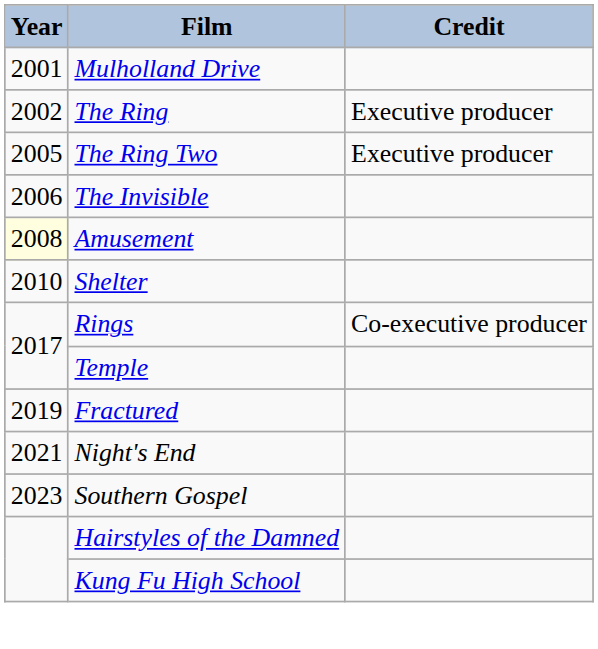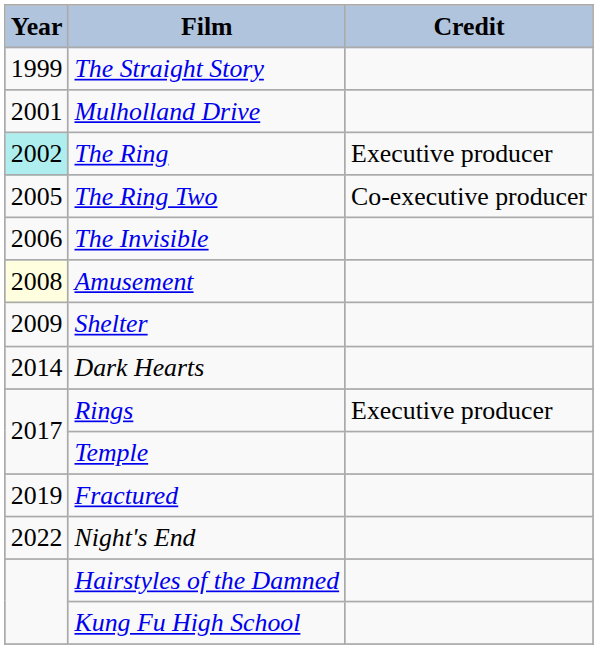+ row: (169, 68)
(37, 111) no background -> (37, 153) paleturquoise background
(452, 153) Executive producer -> (469, 196) Co-executive producer
(37, 281) 2010 -> (37, 324) 2009
+ row: (139, 366)
(469, 324) Co-executive producer -> (452, 409) Executive producer
(37, 452) 2021 -> (37, 537) 2022
- row: (161, 494)
